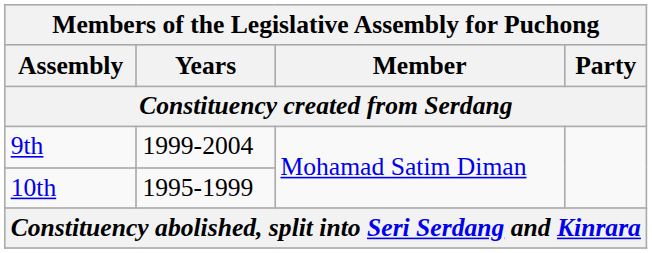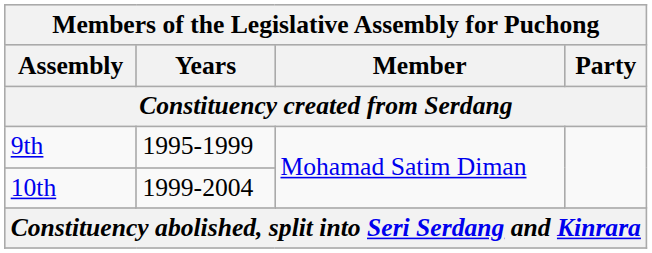(198, 146) 1999-2004 -> (198, 146) 1995-1999
(198, 187) 1995-1999 -> (198, 187) 1999-2004
